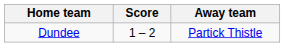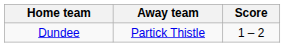columns swapped: (142, 13) <-> (225, 13)
